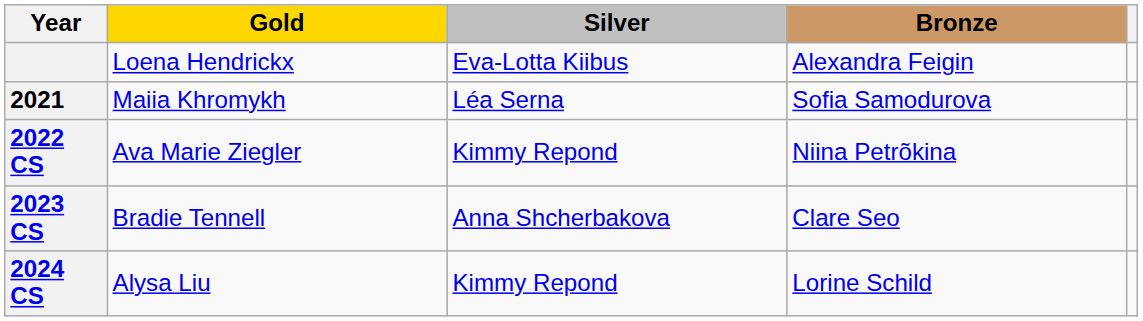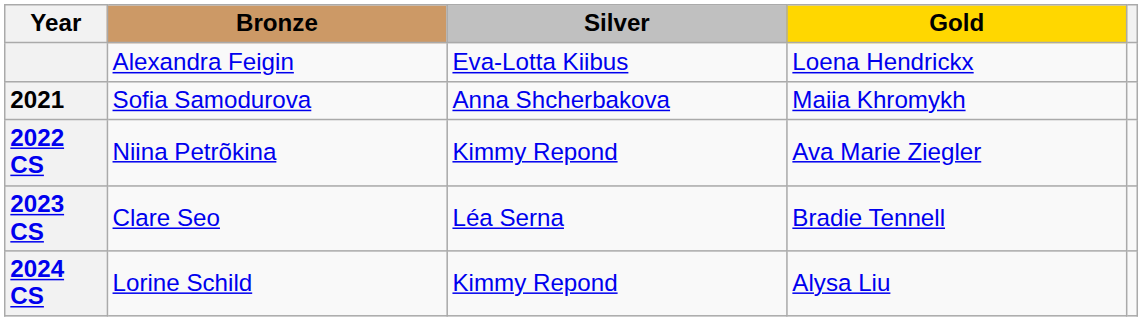columns swapped: (277, 23) <-> (957, 23)
(508, 100) Léa Serna -> (561, 100) Anna Shcherbakova
(561, 217) Anna Shcherbakova -> (508, 217) Léa Serna
